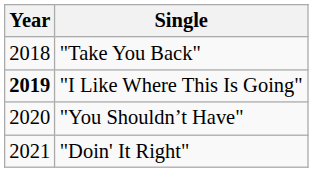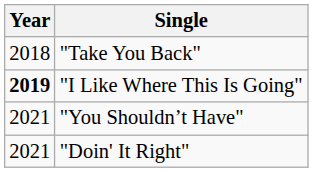(30, 118) 2020 -> (30, 118) 2021
